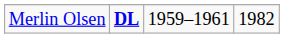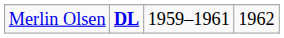(256, 18) 1982 -> (256, 18) 1962
